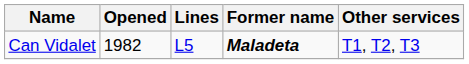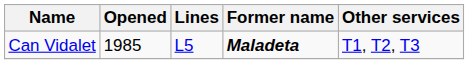(123, 44) 1982 -> (123, 44) 1985
